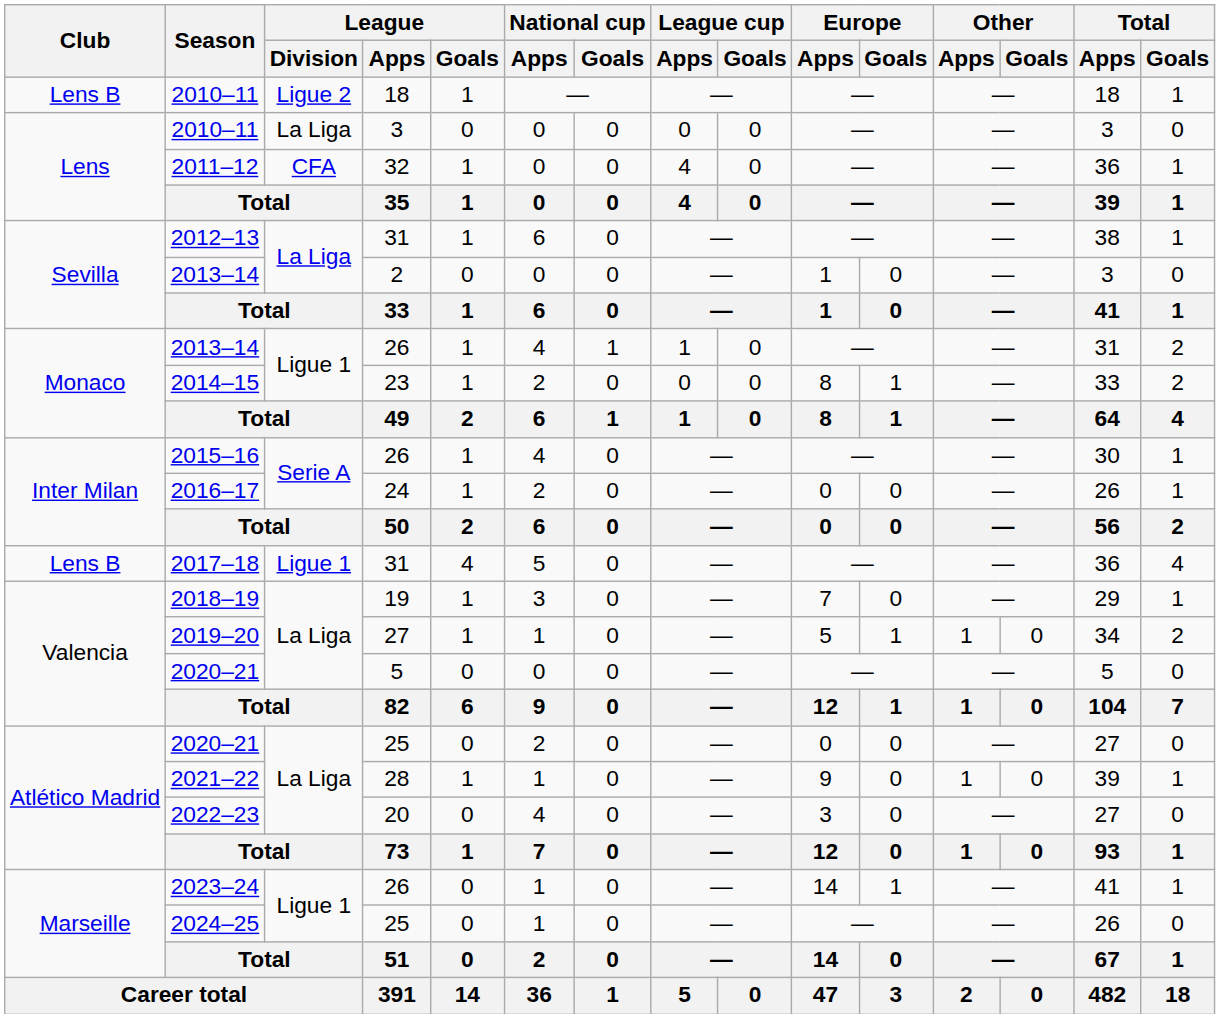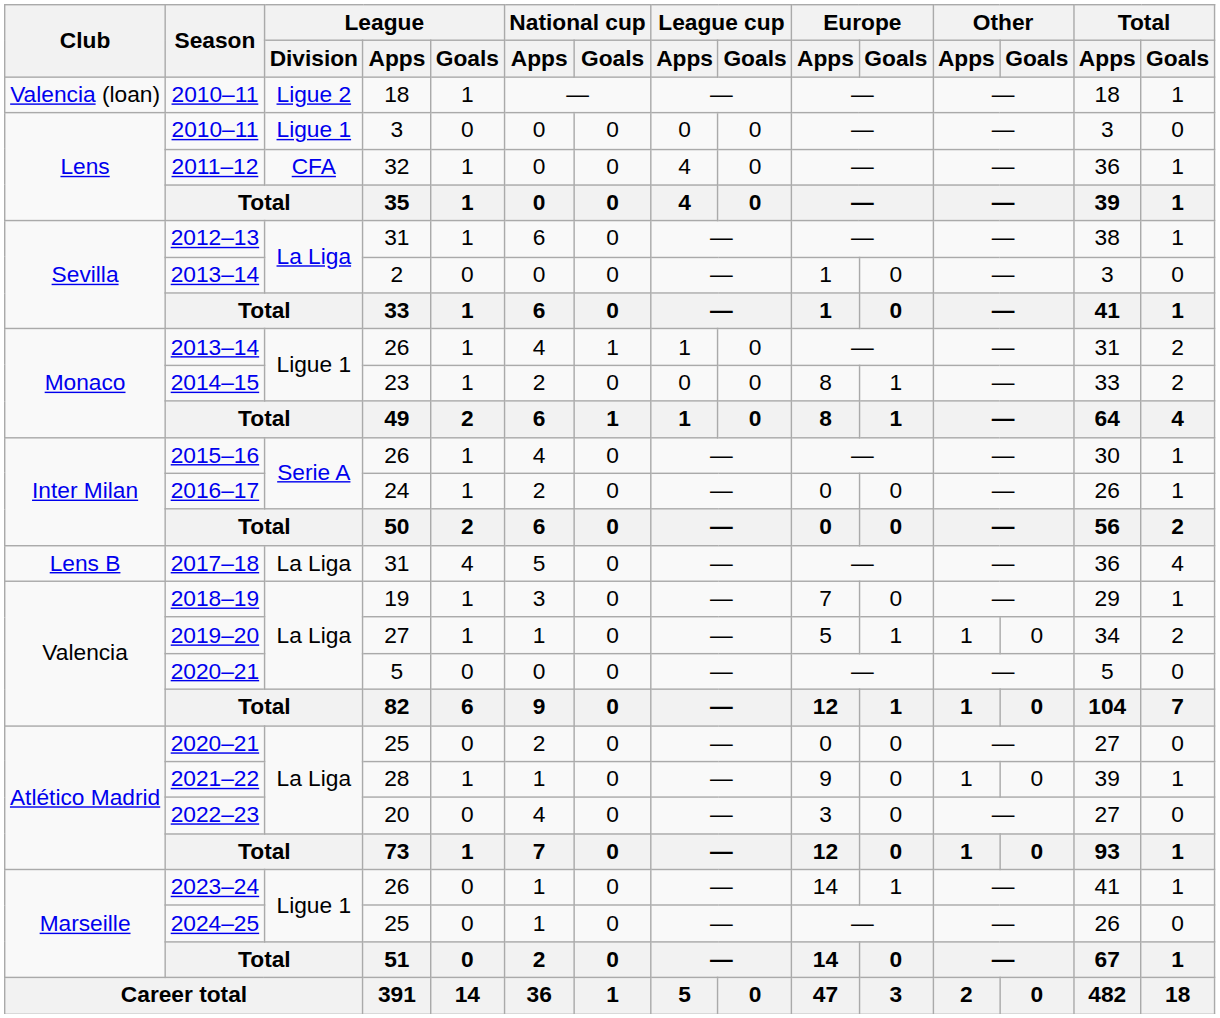(85, 94) Lens B -> (85, 94) Valencia (loan)
(314, 130) La Liga -> (314, 130) Ligue 1
(314, 563) Ligue 1 -> (314, 563) La Liga
